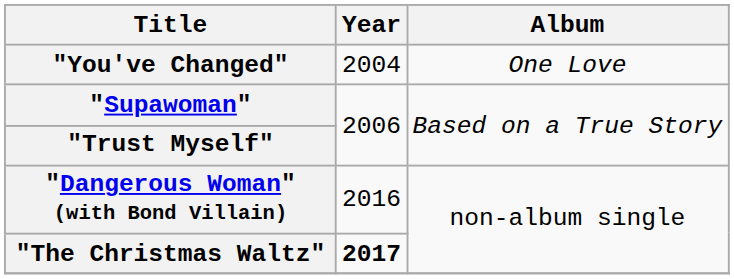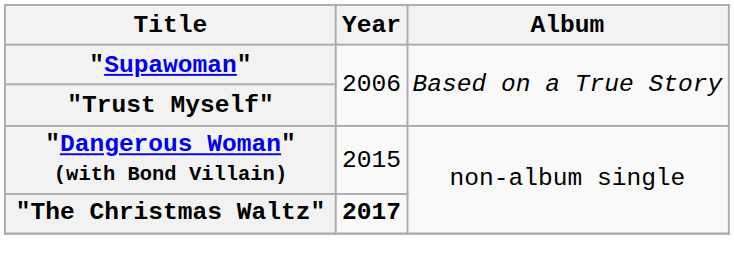- row: (170, 65)
(371, 199) 2016 -> (371, 159) 2015
